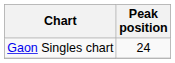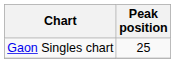(143, 48) 24 -> (143, 48) 25
